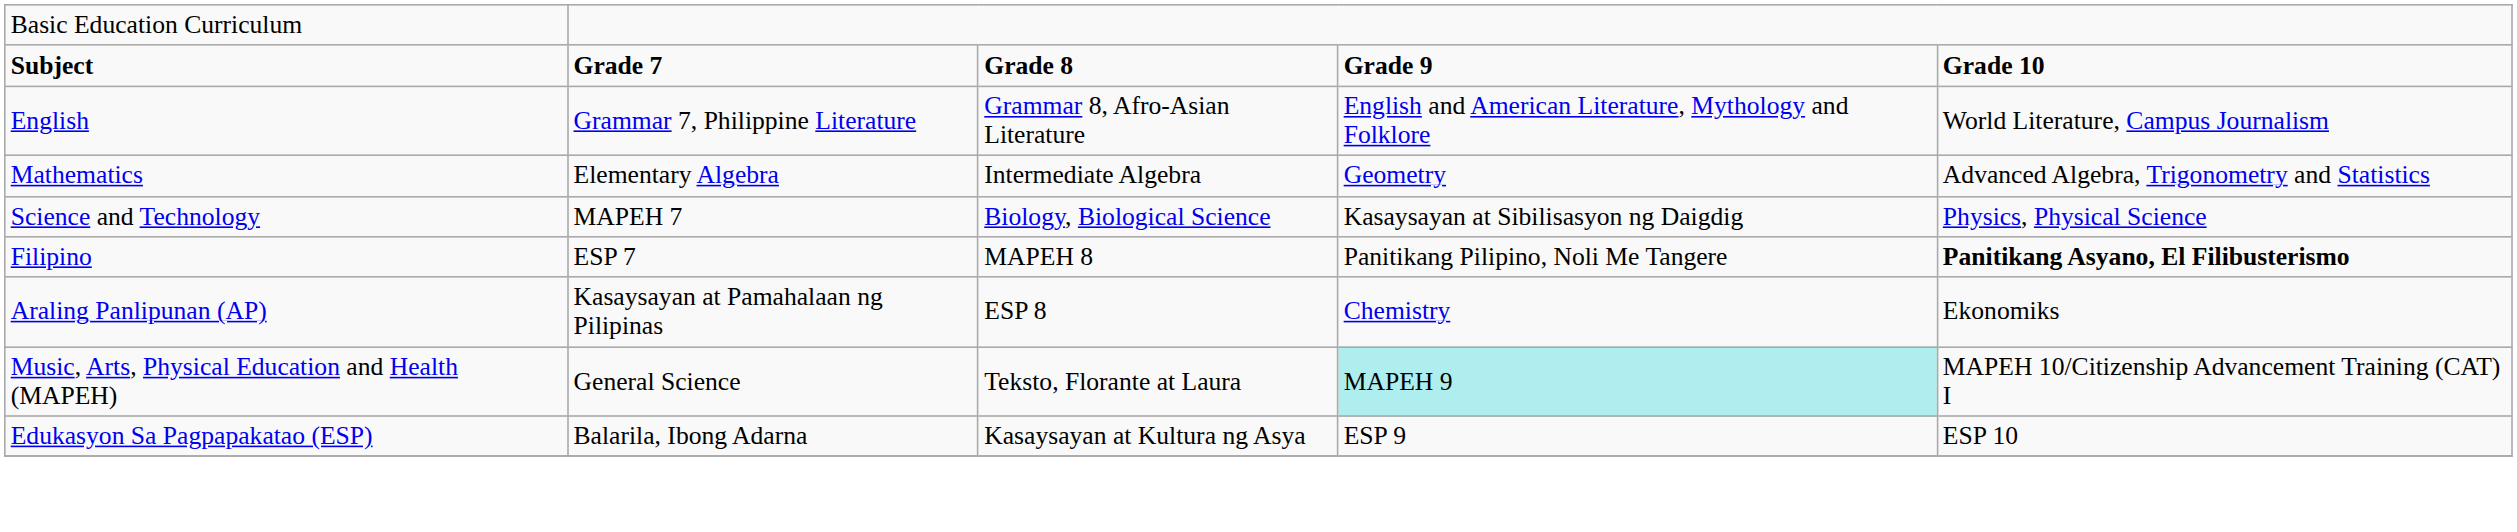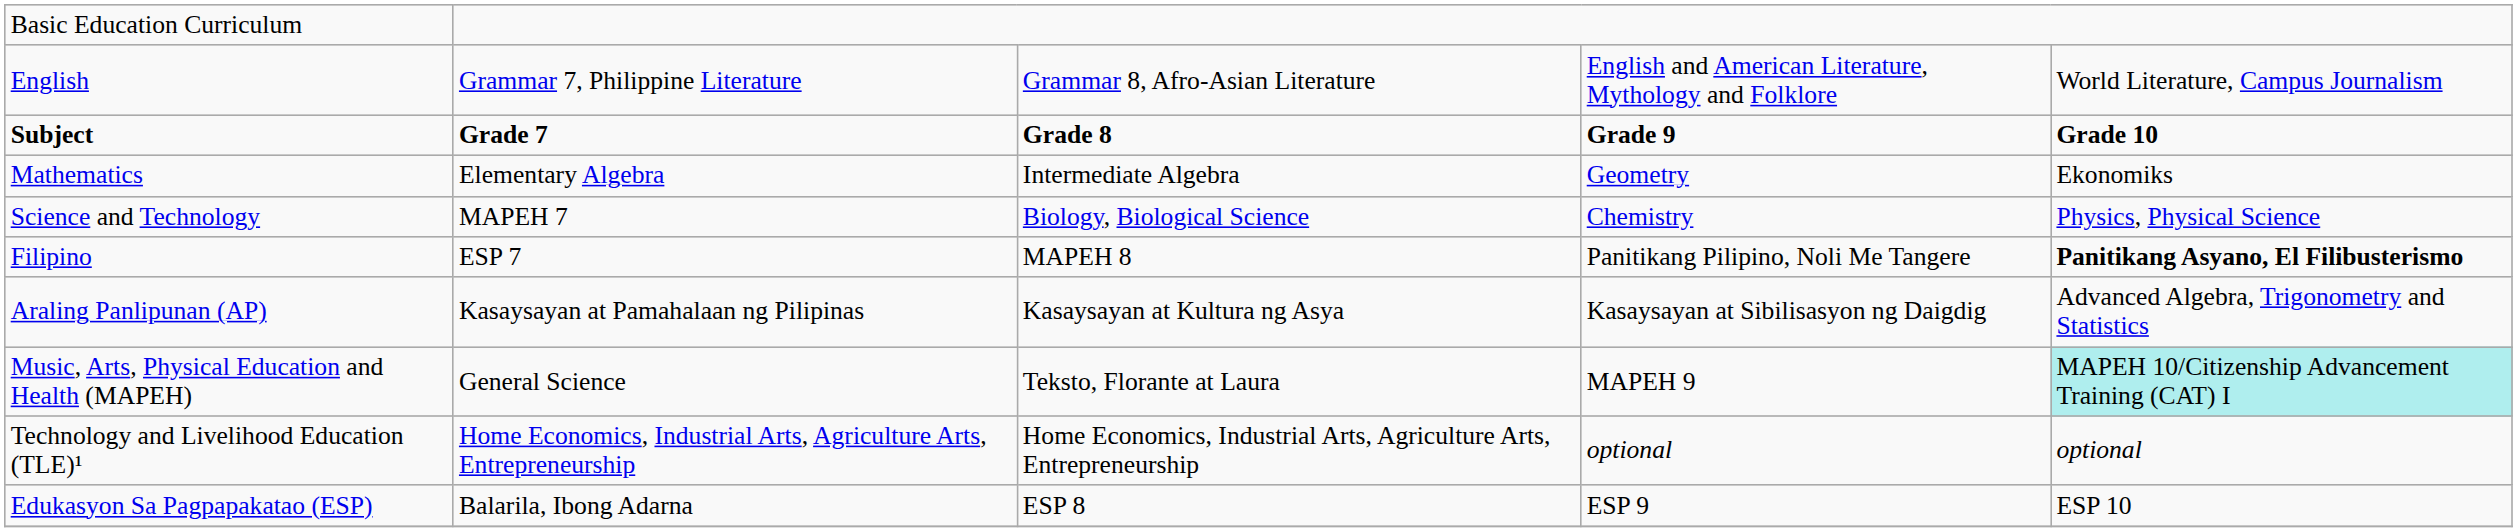rows swapped: (52, 65) <-> (50, 120)
(2186, 175) Advanced Algebra, Trigonometry and Statistics -> (2115, 175) Ekonomiks
(1543, 216) Kasaysayan at Sibilisasyon ng Daigdig -> (1640, 216) Chemistry
(1015, 311) ESP 8 -> (1184, 311) Kasaysayan at Kultura ng Asya
(1397, 311) Chemistry -> (1787, 311) Kasaysayan at Sibilisasyon ng Daigdig
(2001, 311) Ekonomiks -> (2251, 311) Advanced Algebra, Trigonometry and Statistics
(1398, 380) paleturquoise background -> (1641, 380) no background
(2222, 380) no background -> (2253, 380) paleturquoise background
+ row: (207, 450)
(1145, 436) Kasaysayan at Kultura ng Asya -> (1054, 505) ESP 8
